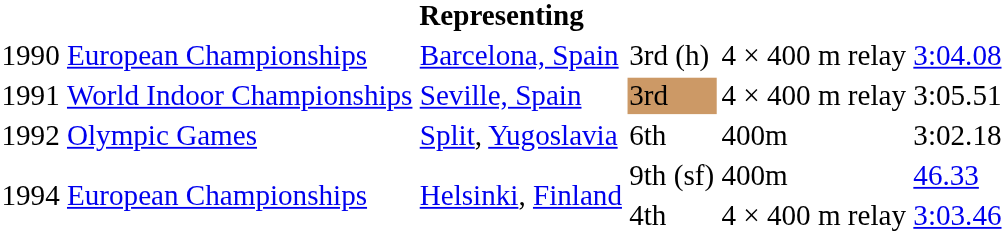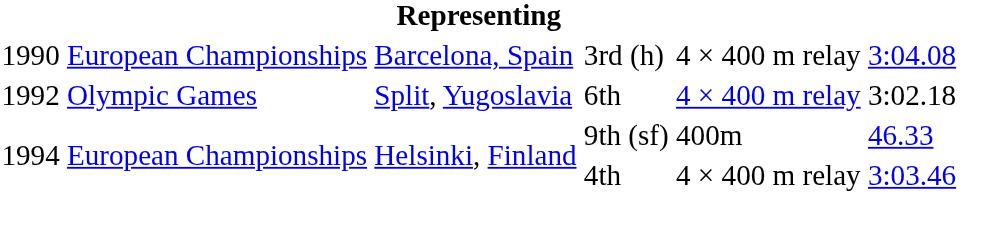- row: (649, 95)
(755, 135) 400m -> (768, 95) 4 × 400 m relay
